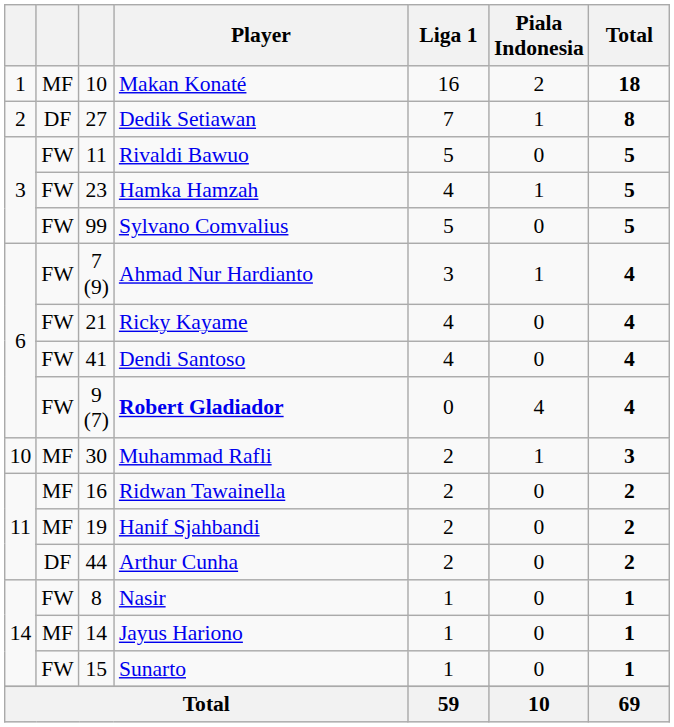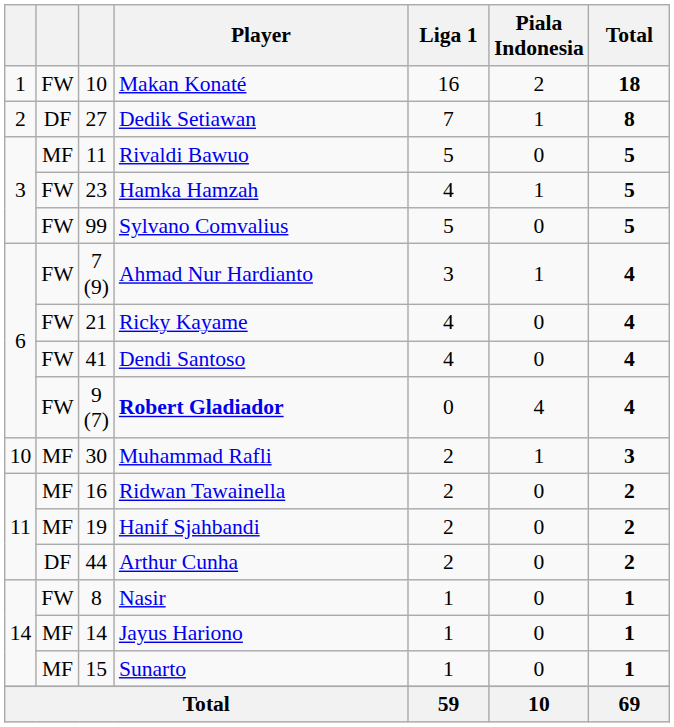(57, 83) MF -> (57, 83) FW
(57, 154) FW -> (57, 154) MF
(57, 668) FW -> (57, 668) MF
